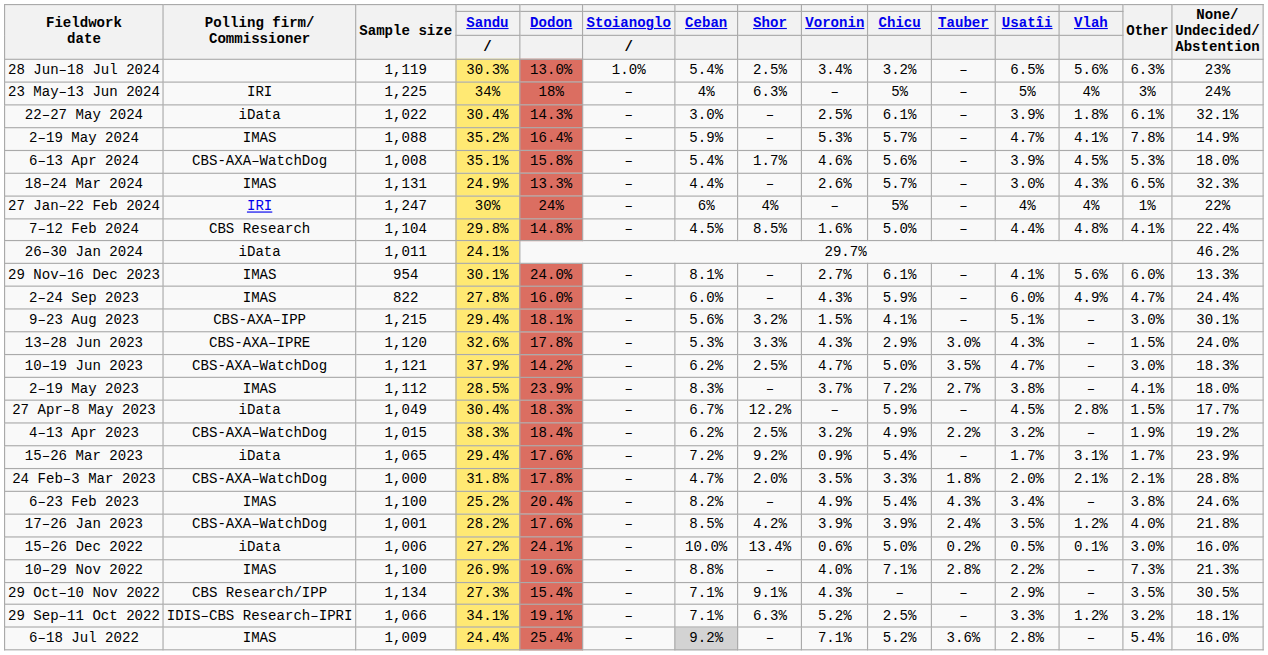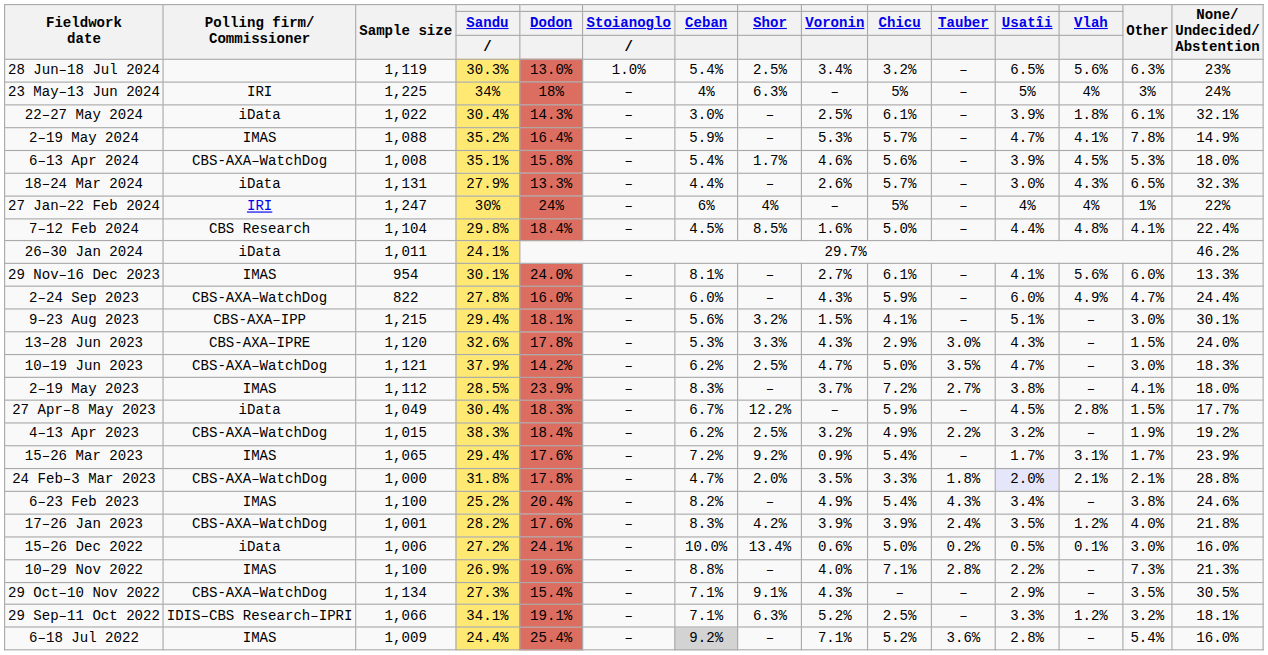(260, 185) IMAS -> (260, 185) iData
(487, 185) 24.9% -> (487, 185) 27.9%
(551, 230) 14.8% -> (551, 230) 18.4%
(260, 298) IMAS -> (260, 298) CBS-AXA–WatchDog
(260, 457) iData -> (260, 457) IMAS
(1027, 480) no background -> (1027, 480) lavender background
(706, 526) 8.5% -> (706, 526) 8.3%
(260, 594) CBS Research/IPP -> (260, 594) CBS-AXA–WatchDog
